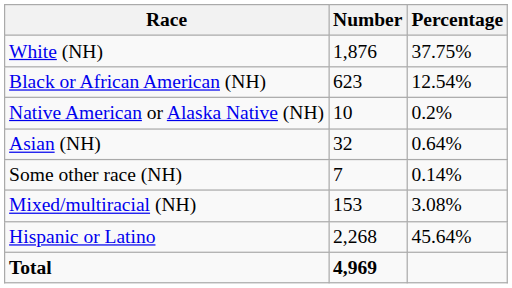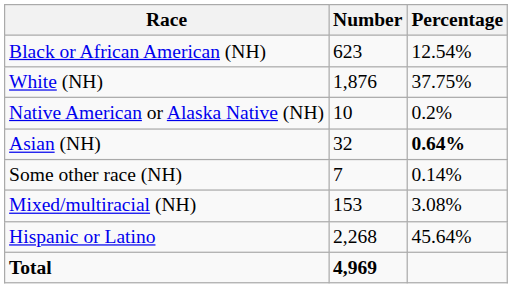rows swapped: (56, 50) <-> (138, 81)
(437, 143) normal -> (438, 143) bold
